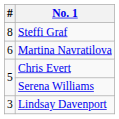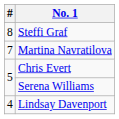(10, 50) 6 -> (10, 50) 7
(10, 104) 3 -> (10, 104) 4
